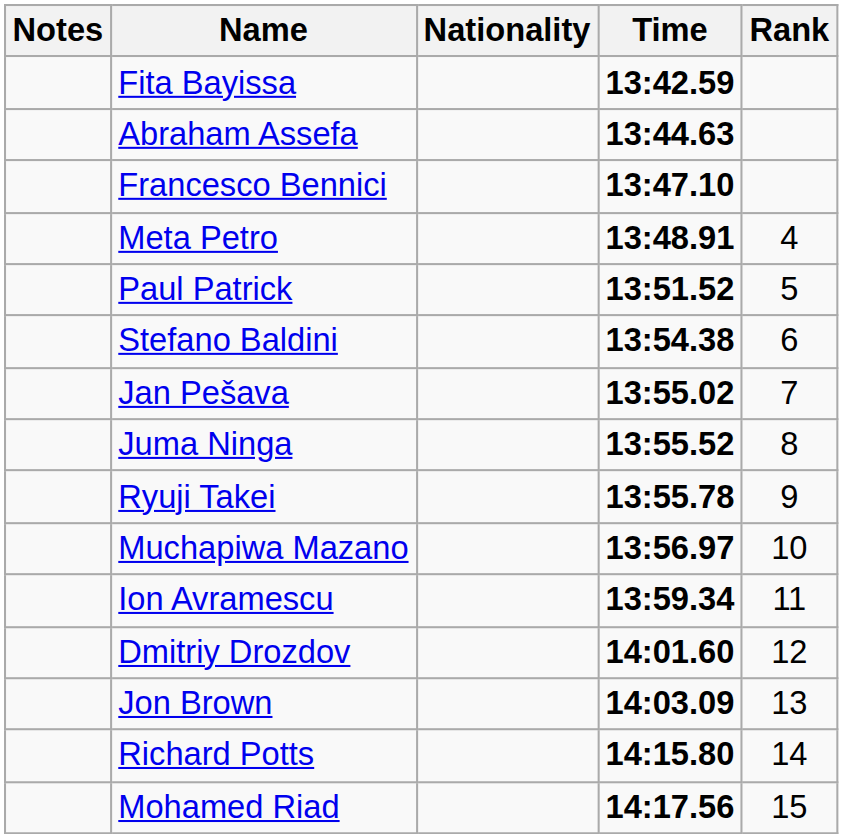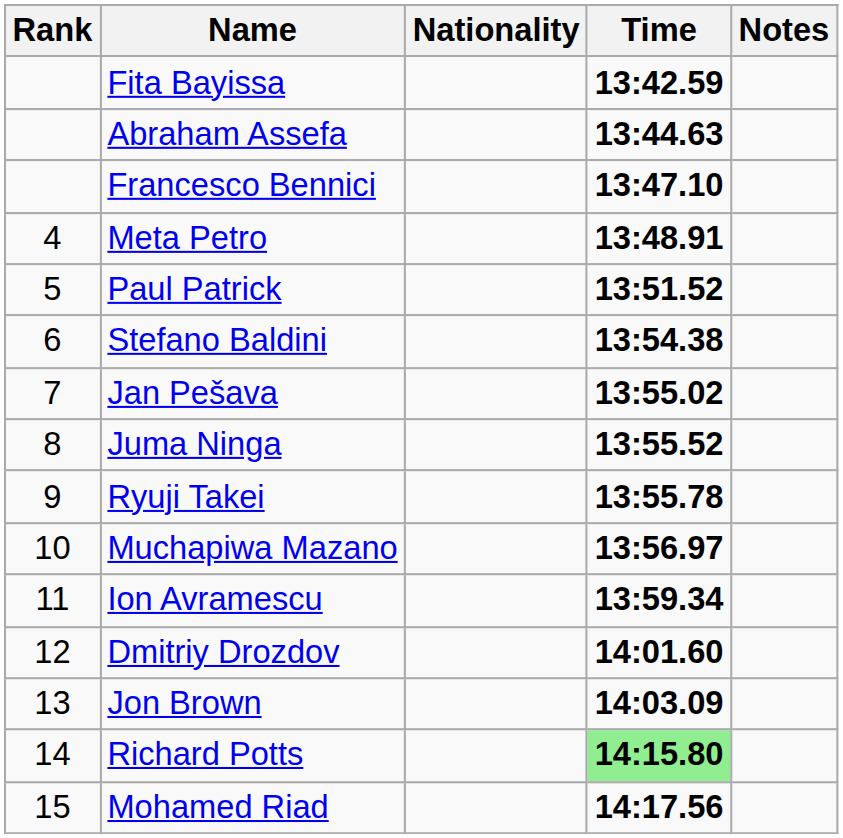columns swapped: (789, 30) <-> (58, 30)
(670, 755) no background -> (659, 755) lightgreen background
